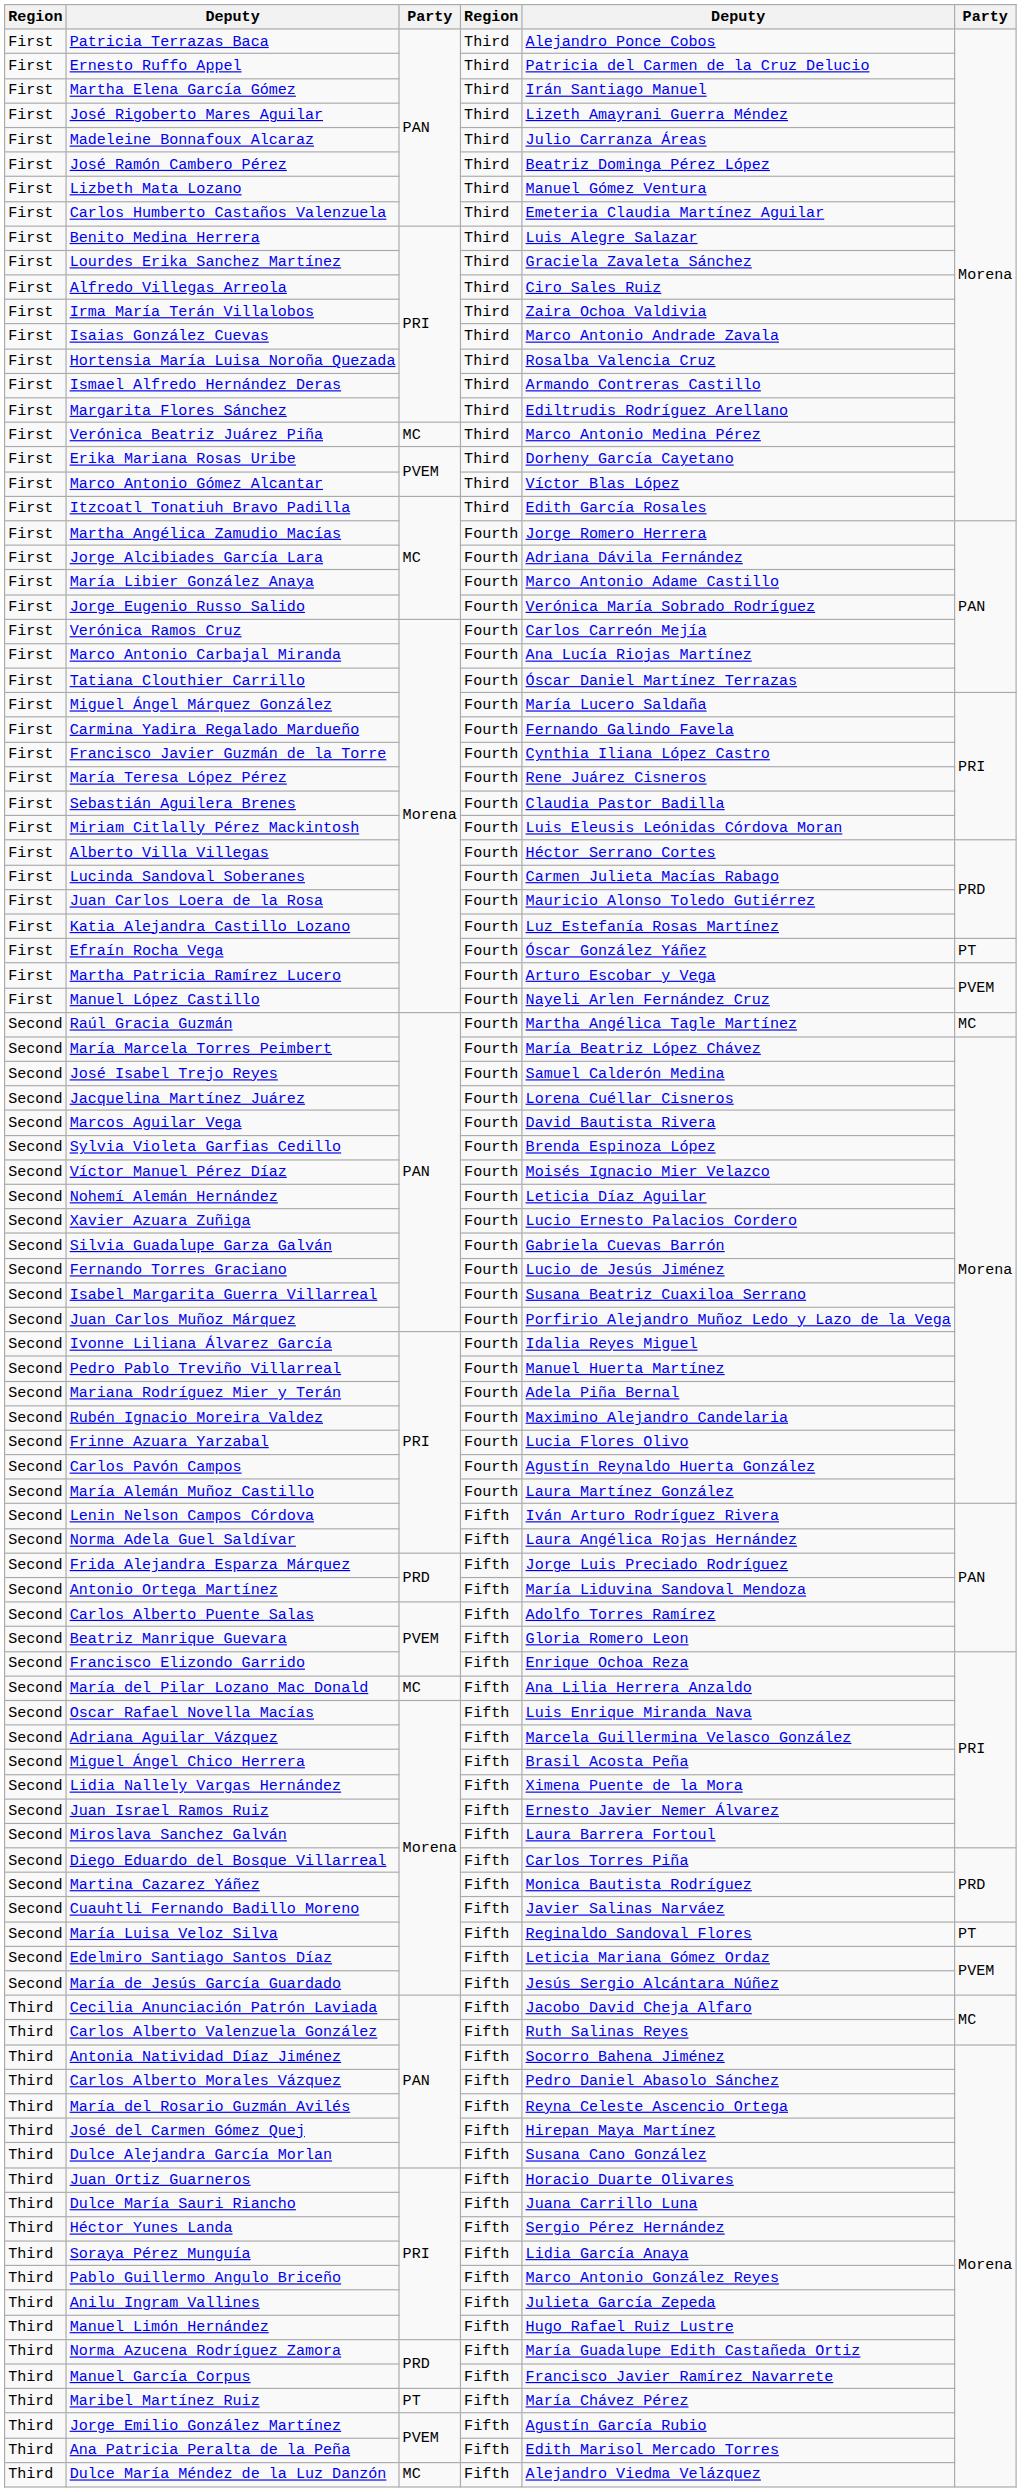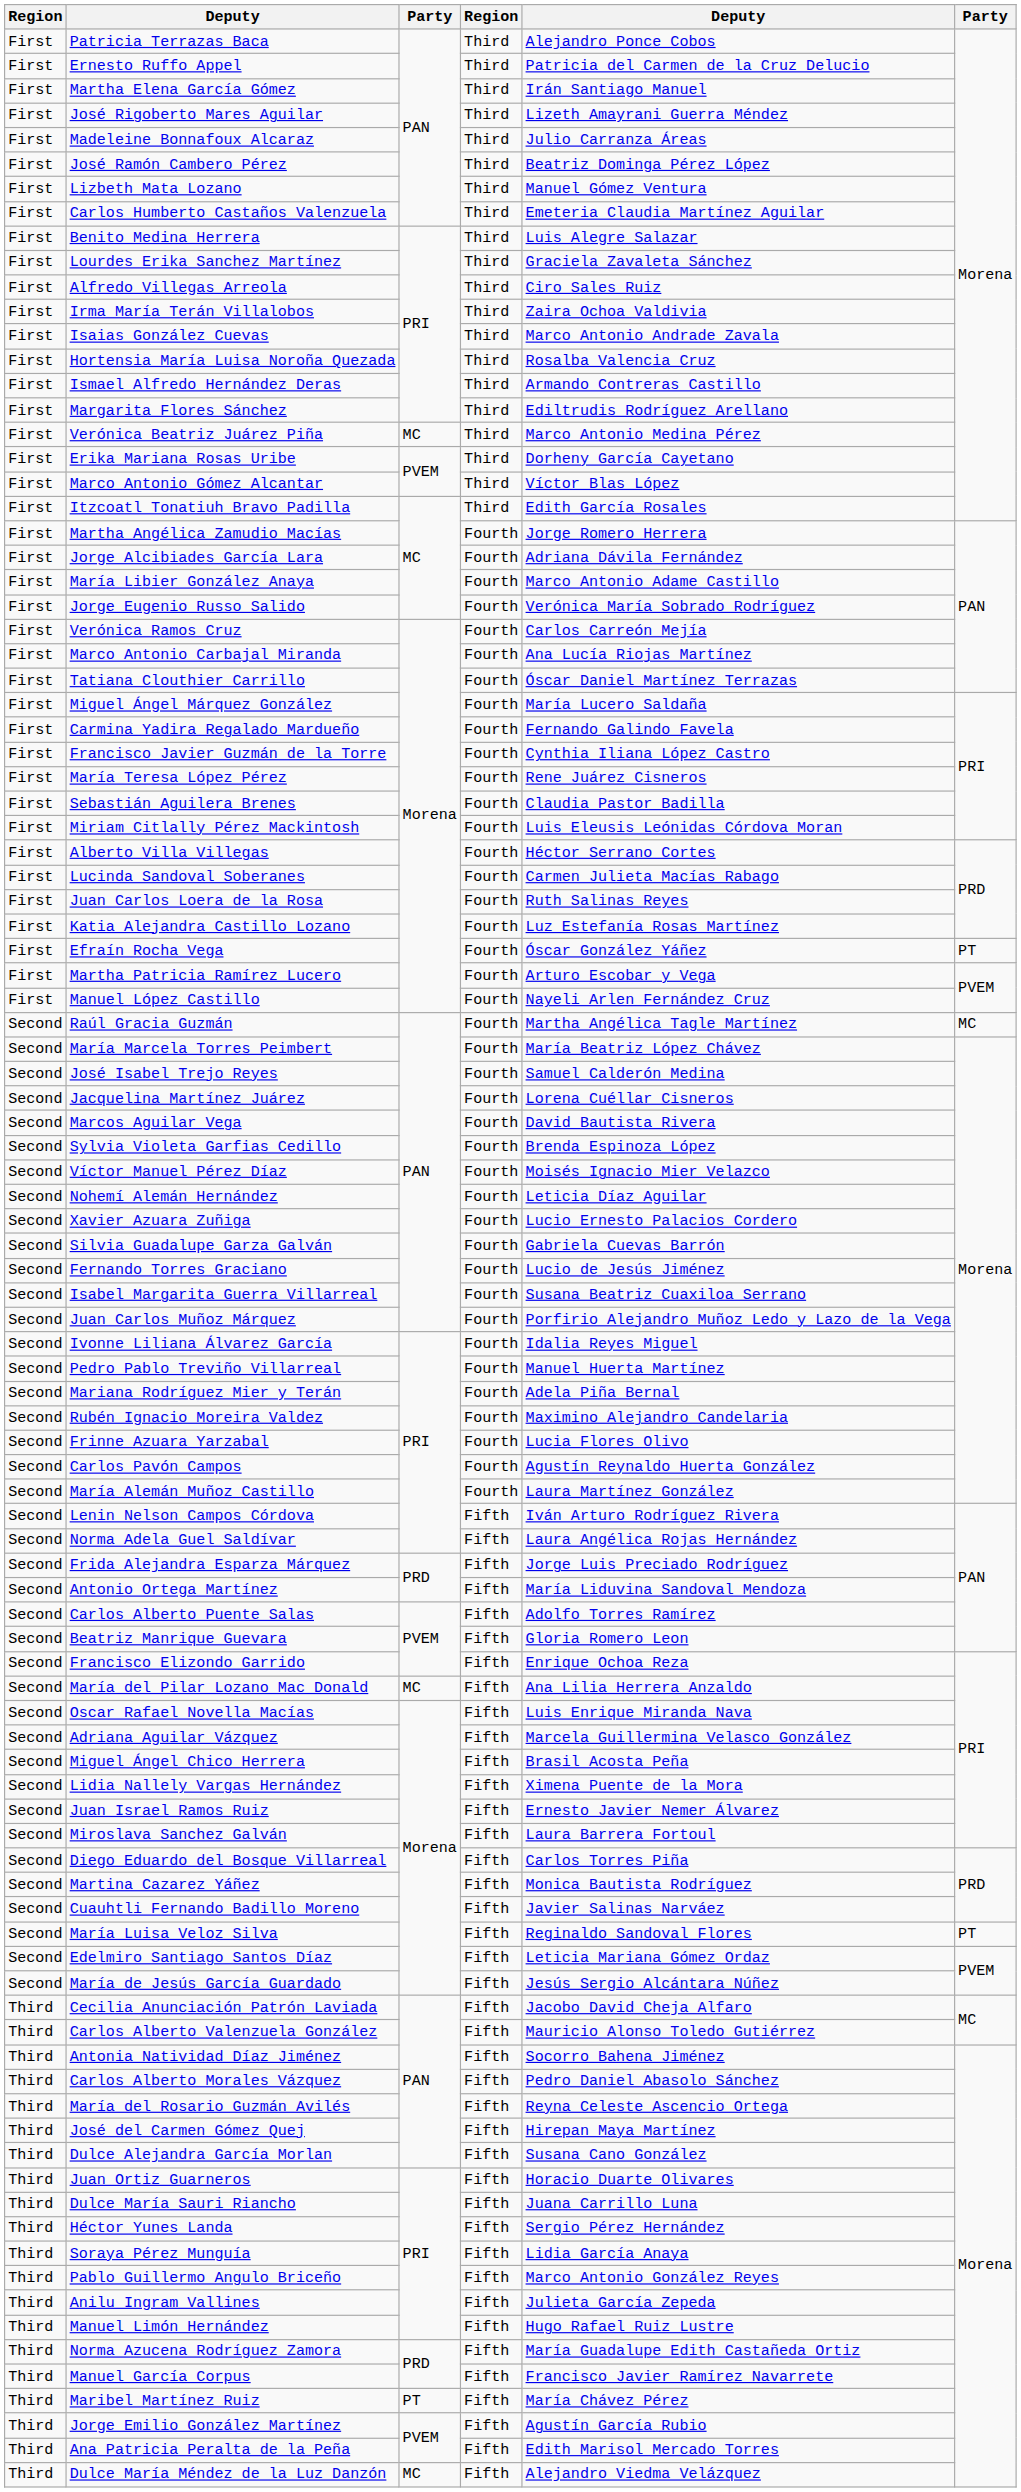(670, 902) Mauricio Alonso Toledo Gutiérrez -> (607, 902) Ruth Salinas Reyes
(607, 2032) Ruth Salinas Reyes -> (670, 2032) Mauricio Alonso Toledo Gutiérrez
